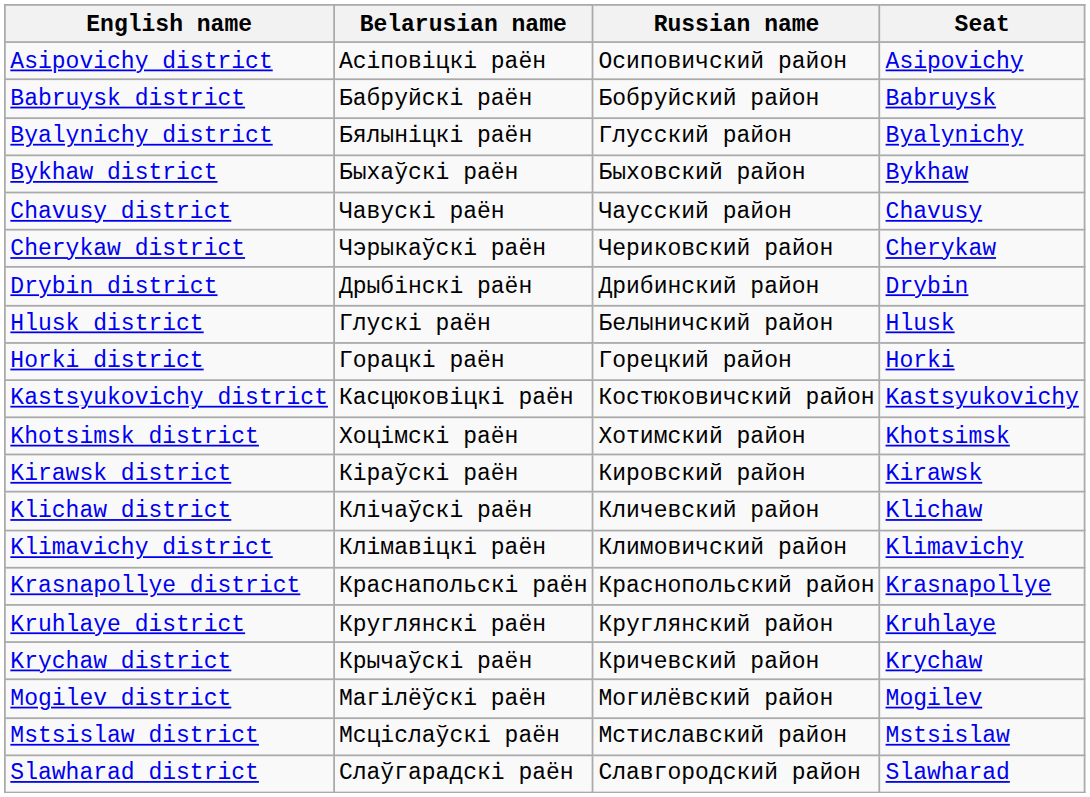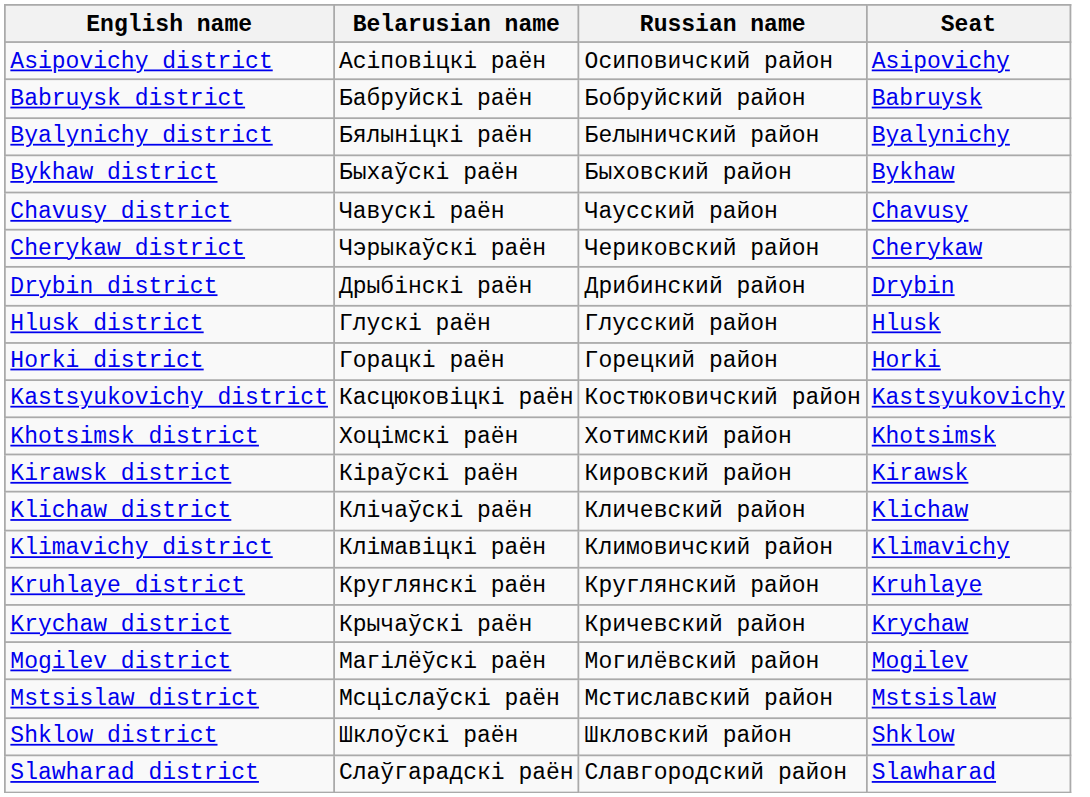(695, 136) Глусский район -> (702, 136) Белыничский район
(716, 324) Белыничский район -> (681, 324) Глусский район
- row: (155, 586)
+ row: (114, 736)
